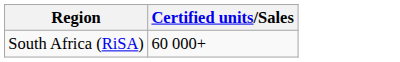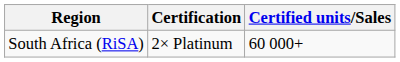+ column: (196, 17)
